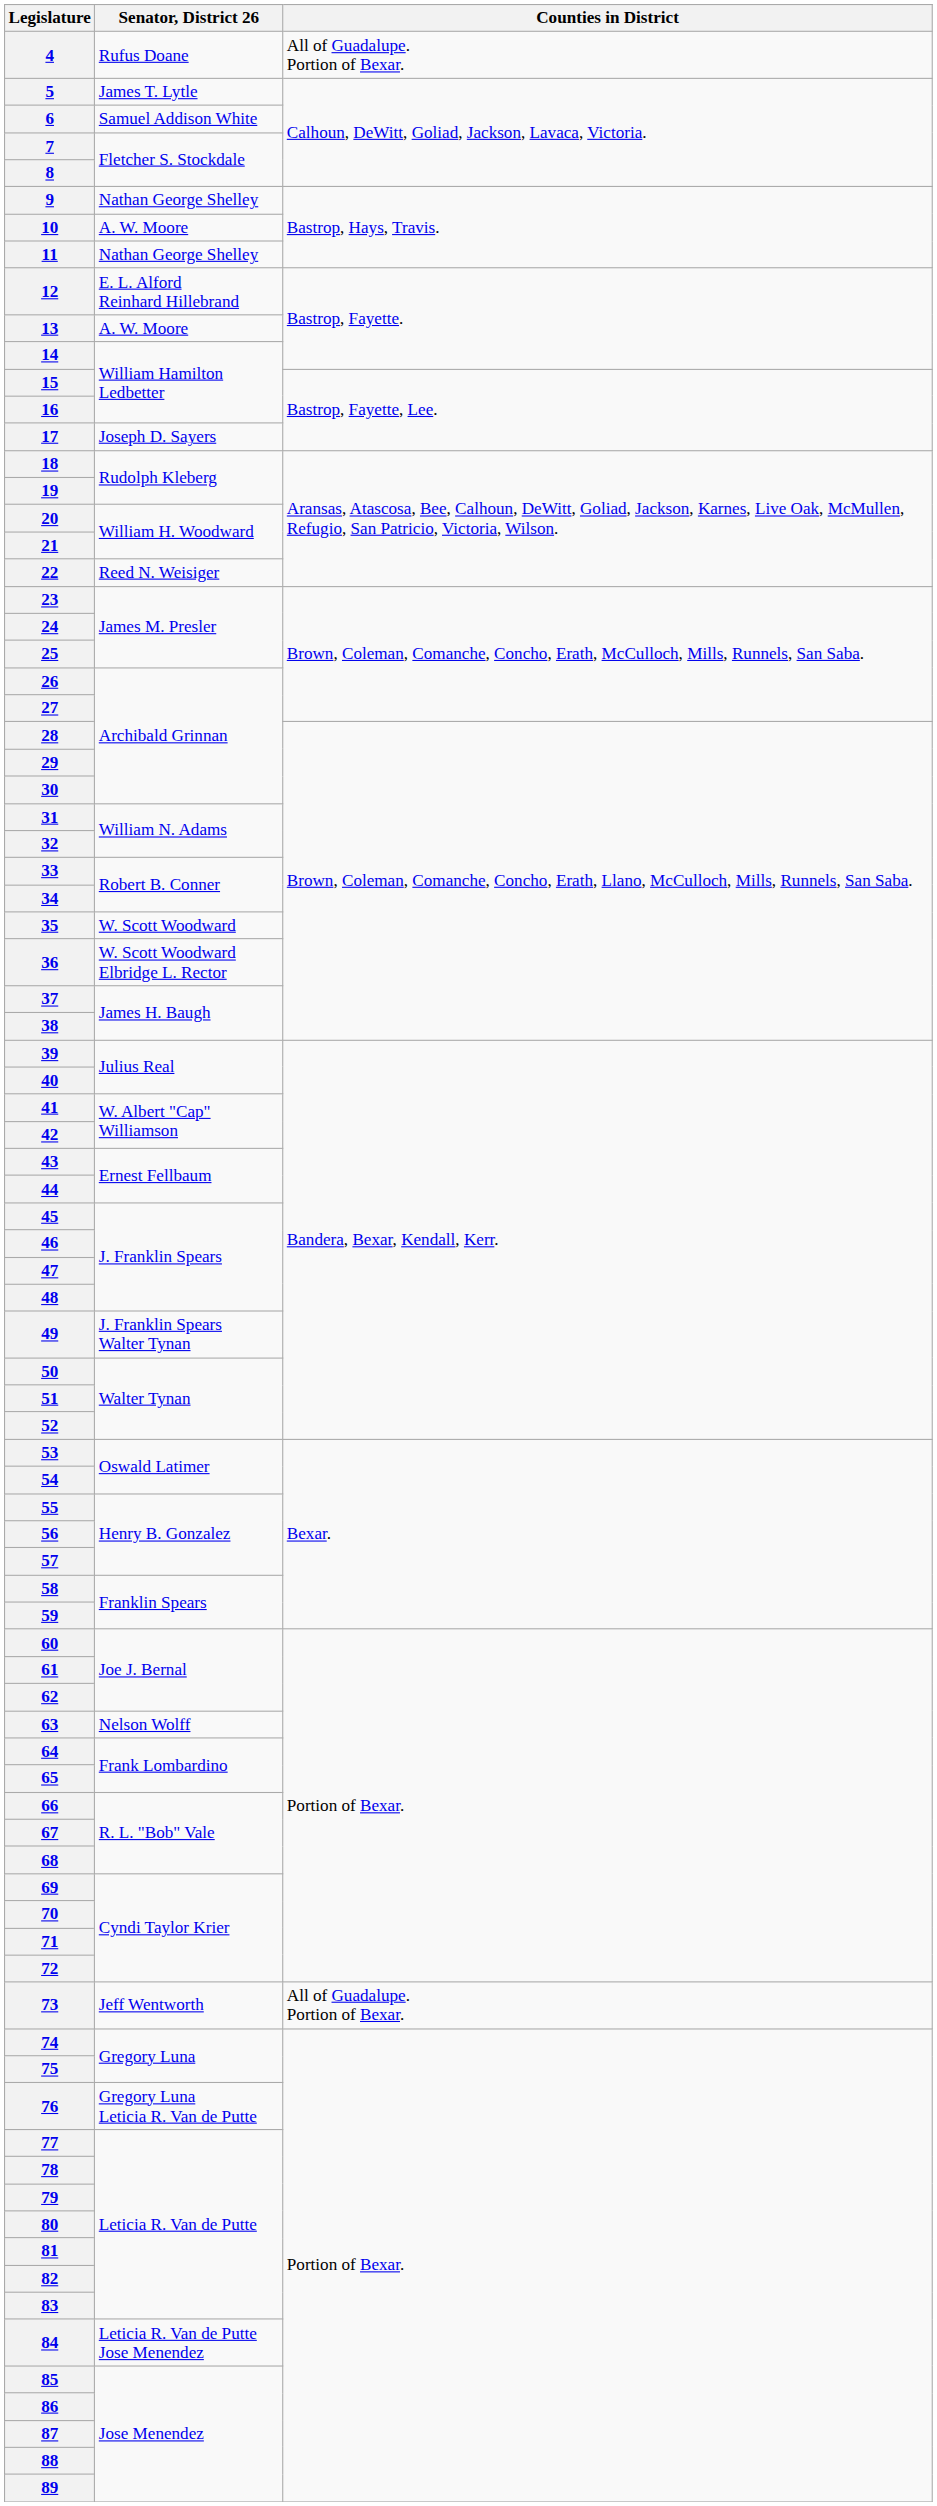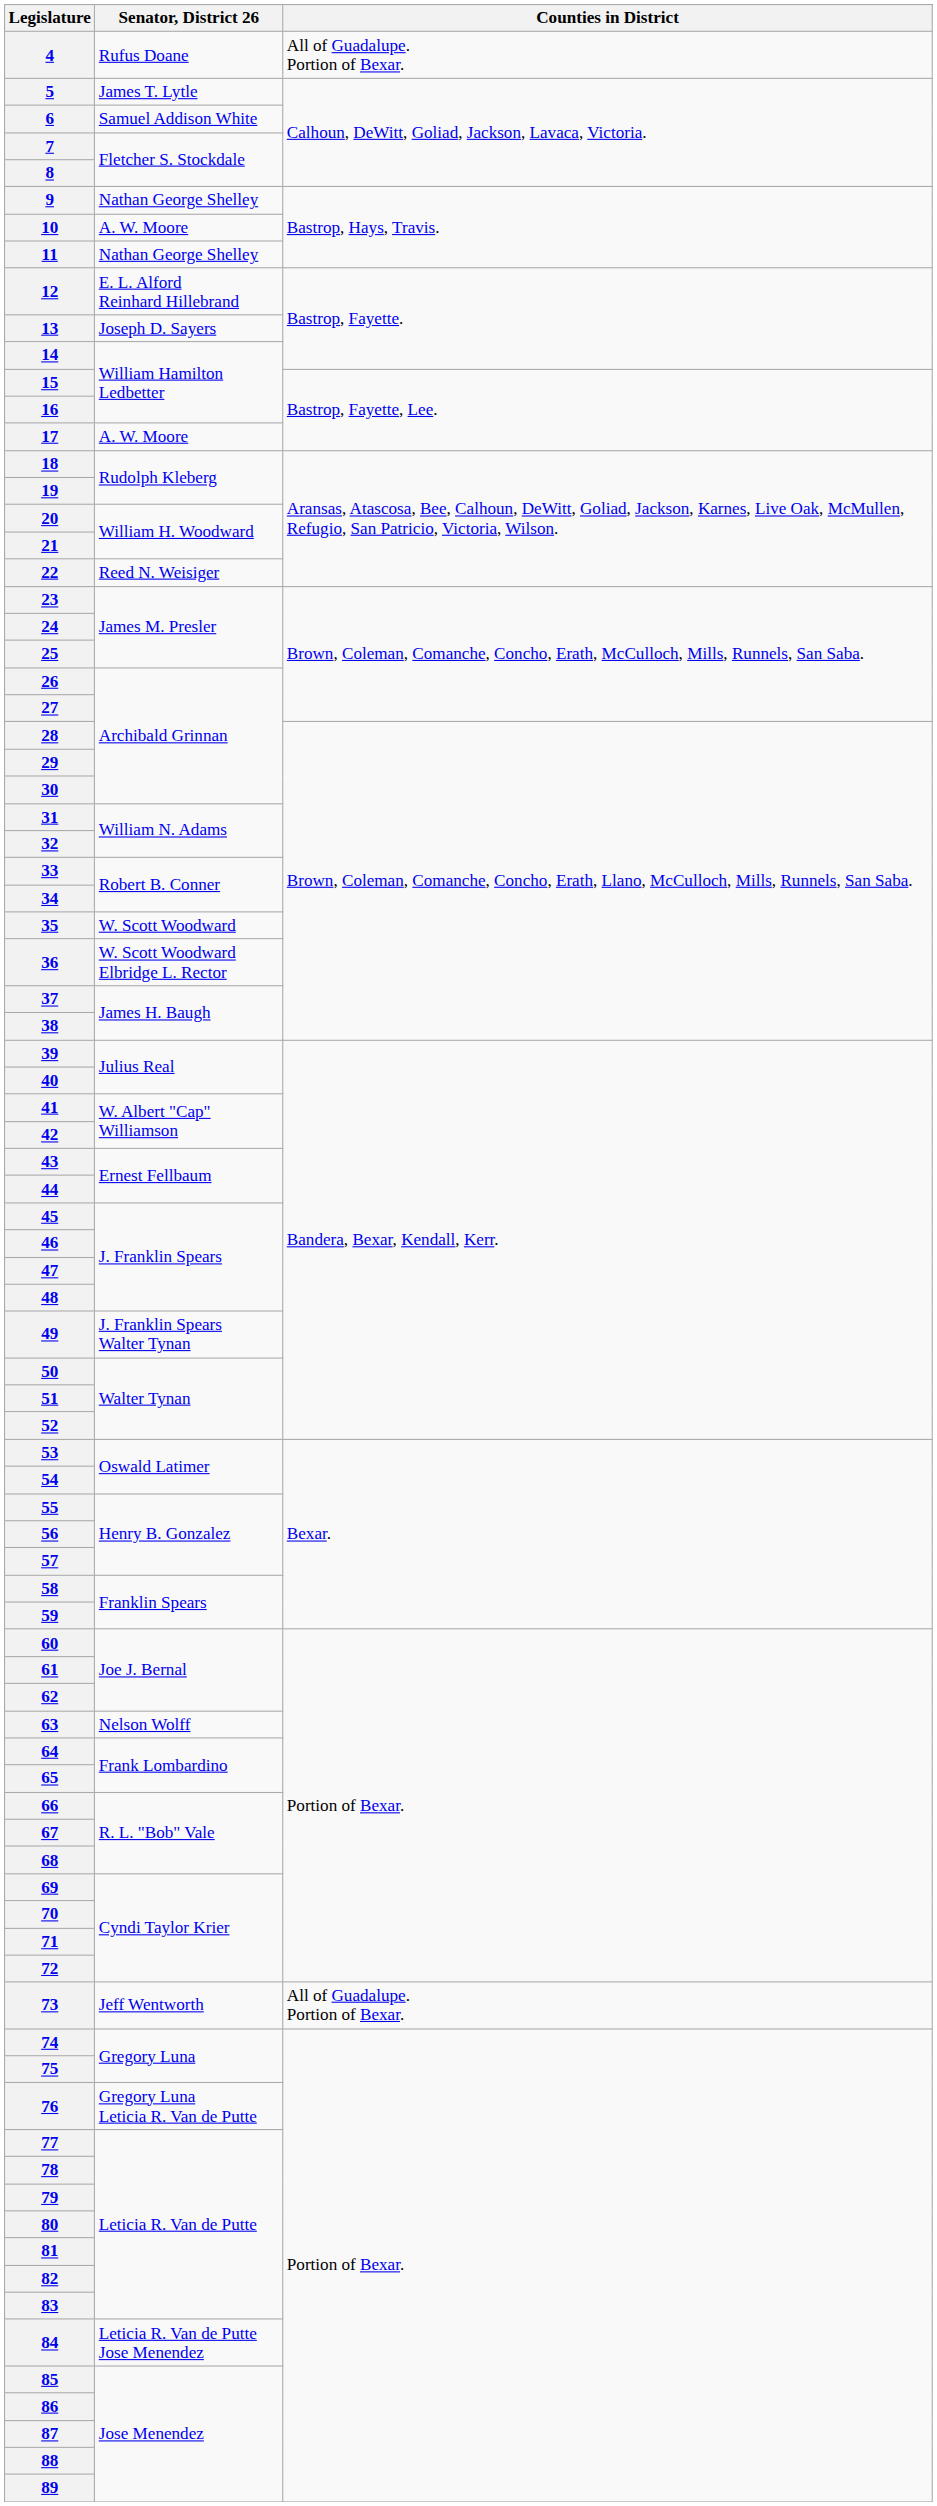(144, 328) A. W. Moore -> (158, 328) Joseph D. Sayers
(158, 436) Joseph D. Sayers -> (144, 436) A. W. Moore
